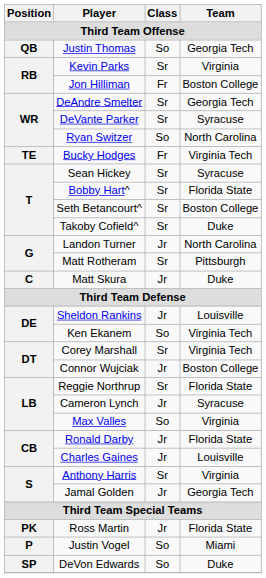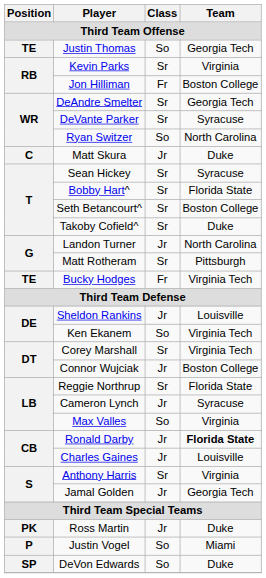(29, 48) QB -> (29, 48) TE
rows swapped: (99, 155) <-> (99, 279)
(220, 439) normal -> (220, 439) bold
(220, 528) Florida State -> (220, 528) Duke
